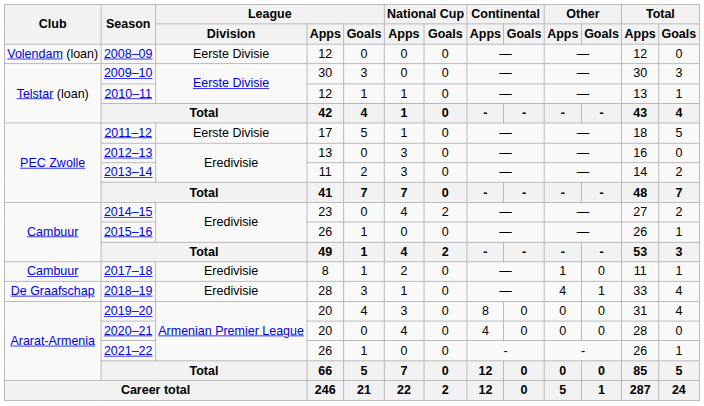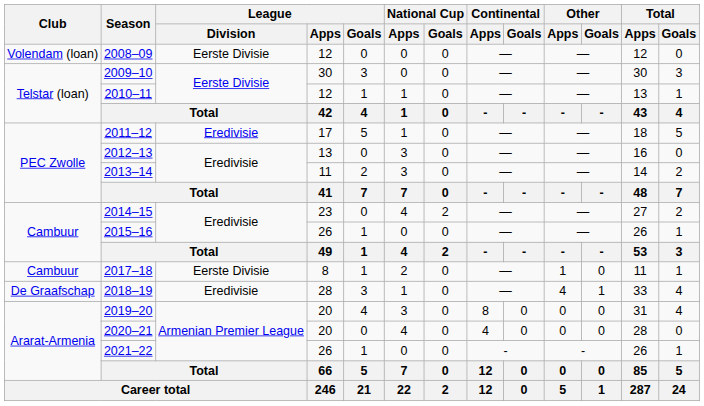(231, 133) Eerste Divisie -> (231, 133) Eredivisie
(231, 271) Eredivisie -> (231, 271) Eerste Divisie
